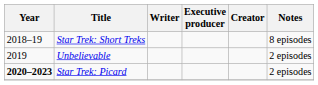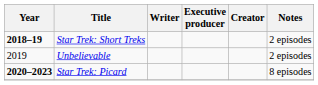(24, 39) normal -> (24, 39) bold
(290, 39) 8 episodes -> (290, 39) 2 episodes
(290, 71) 2 episodes -> (290, 71) 8 episodes
